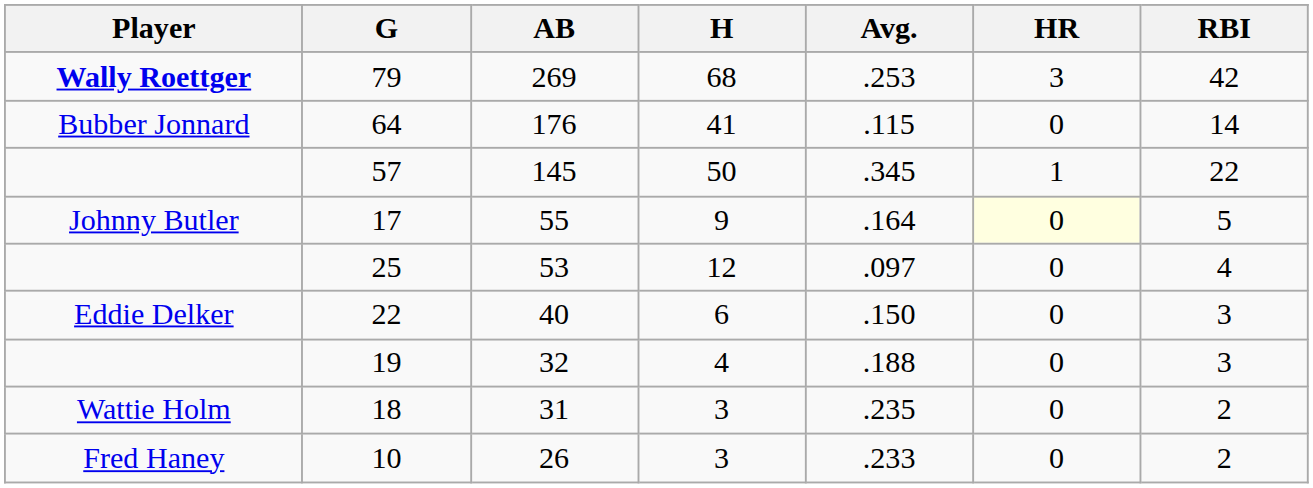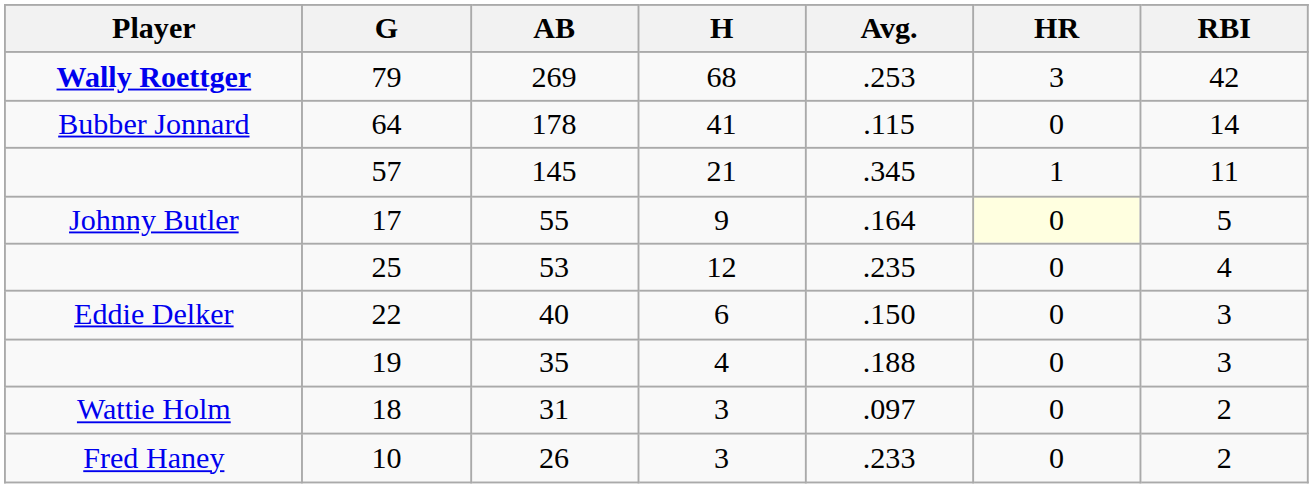(554, 123) 176 -> (554, 123) 178
(722, 171) 50 -> (722, 171) 21
(1224, 171) 22 -> (1224, 171) 11
(889, 266) .097 -> (889, 266) .235
(554, 362) 32 -> (554, 362) 35
(889, 409) .235 -> (889, 409) .097
